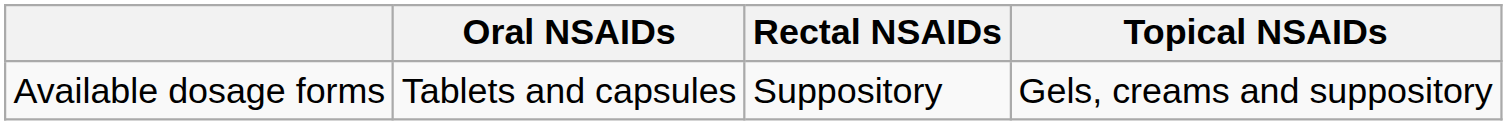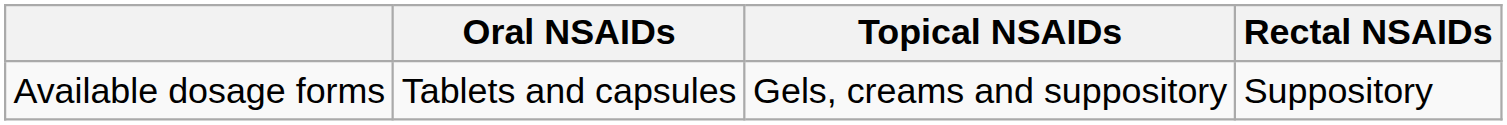columns swapped: (878, 32) <-> (1256, 32)
